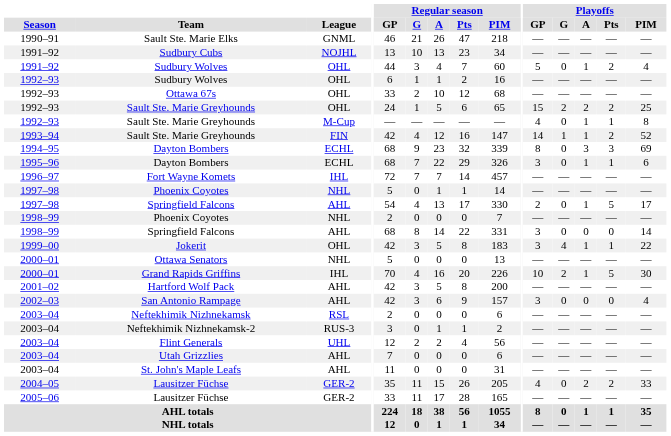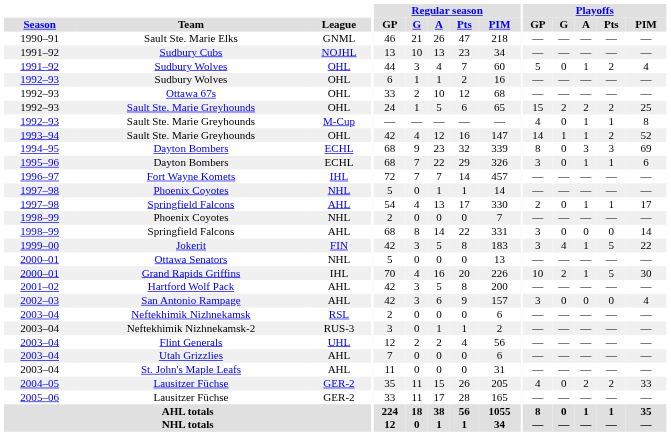(339, 135) FIN -> (339, 135) OHL
(611, 204) 5 -> (611, 204) 1
(339, 245) OHL -> (339, 245) FIN
(611, 245) 1 -> (611, 245) 5
